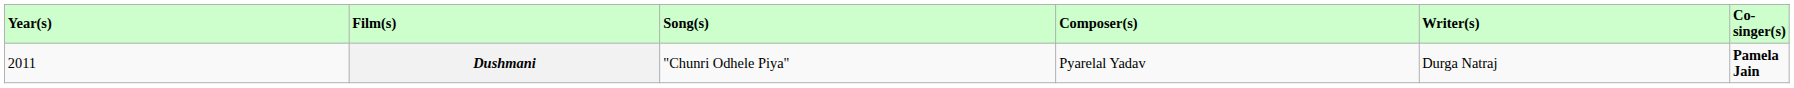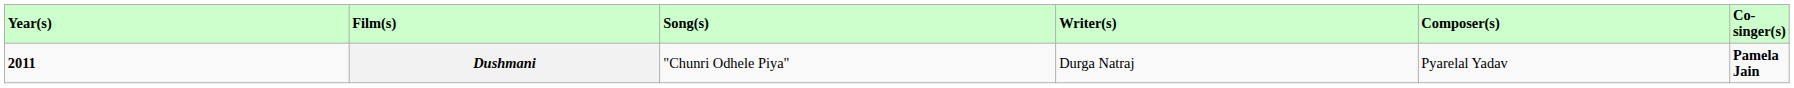columns swapped: (1098, 24) <-> (1451, 24)
(22, 63) normal -> (22, 63) bold
